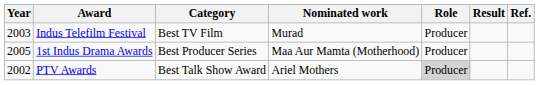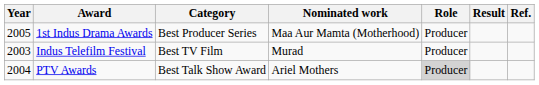rows swapped: (94, 51) <-> (91, 32)
(19, 70) 2002 -> (19, 70) 2004
